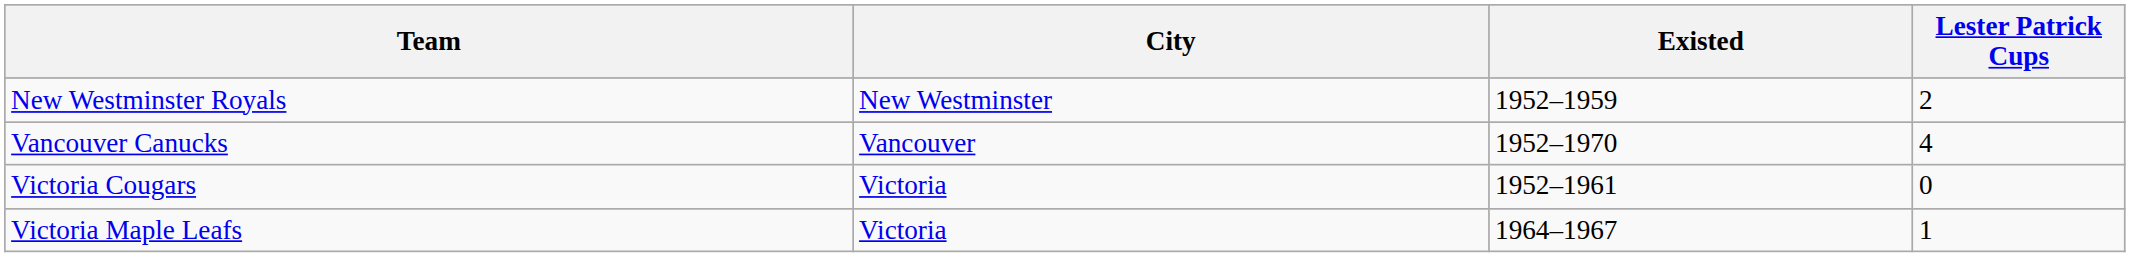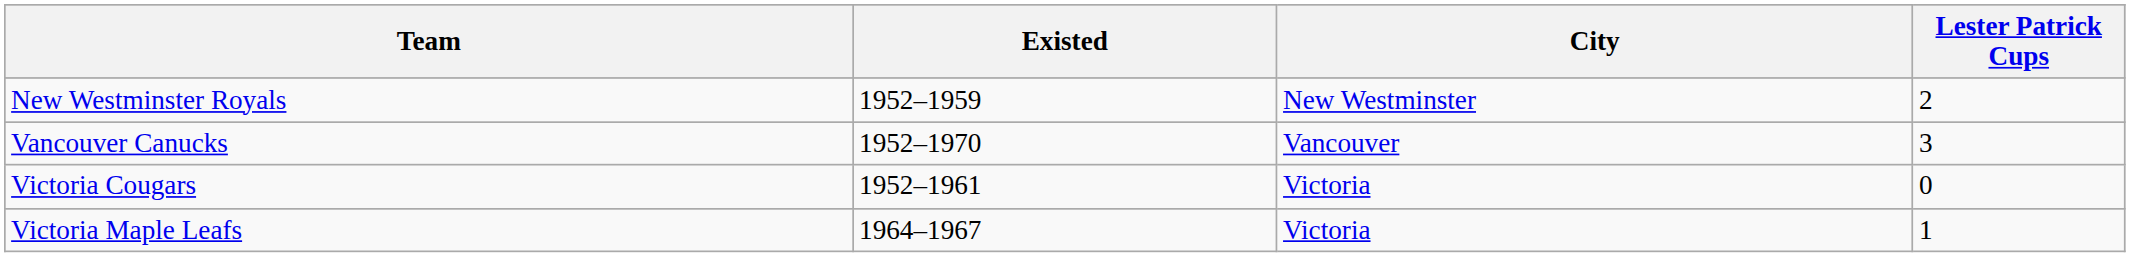columns swapped: (1171, 41) <-> (1701, 41)
(1926, 142) 4 -> (1926, 142) 3
